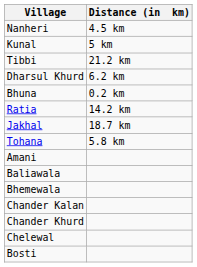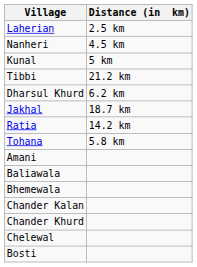+ row: (31, 29)
- row: (22, 93)
rows swapped: (22, 109) <-> (25, 125)
